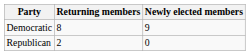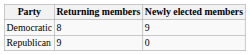(59, 43) 2 -> (59, 43) 9
